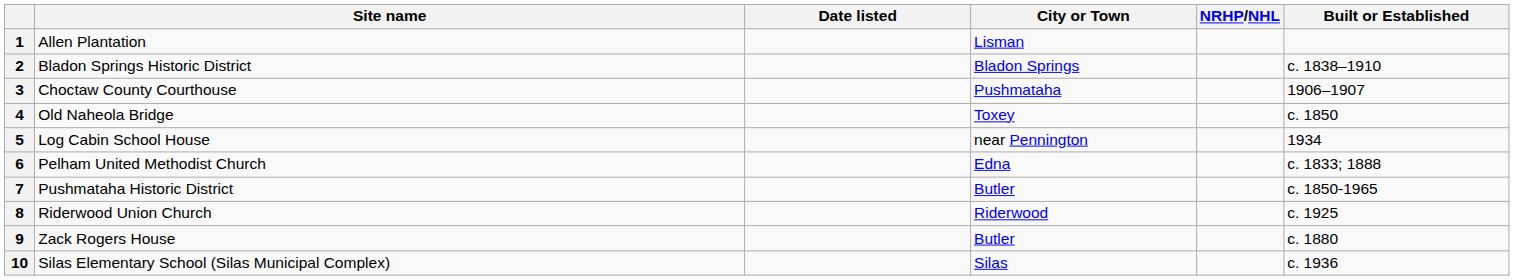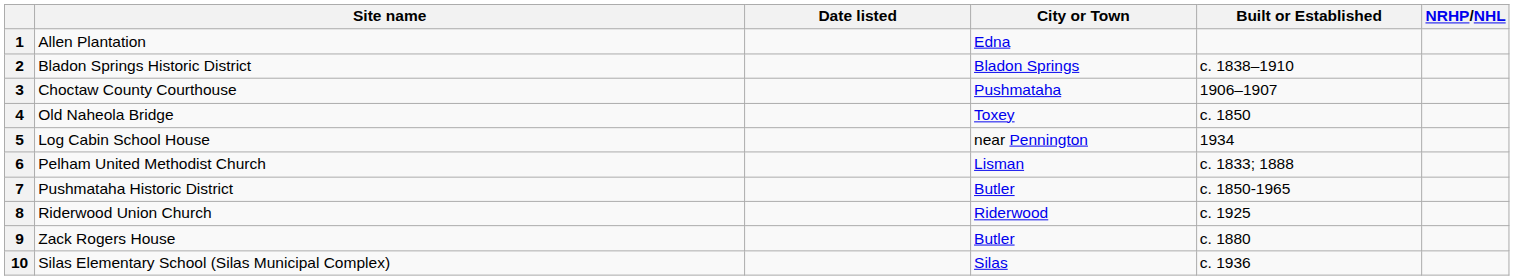columns swapped: (1396, 16) <-> (1240, 16)
(999, 41) Lisman -> (992, 41) Edna
(992, 164) Edna -> (999, 164) Lisman
